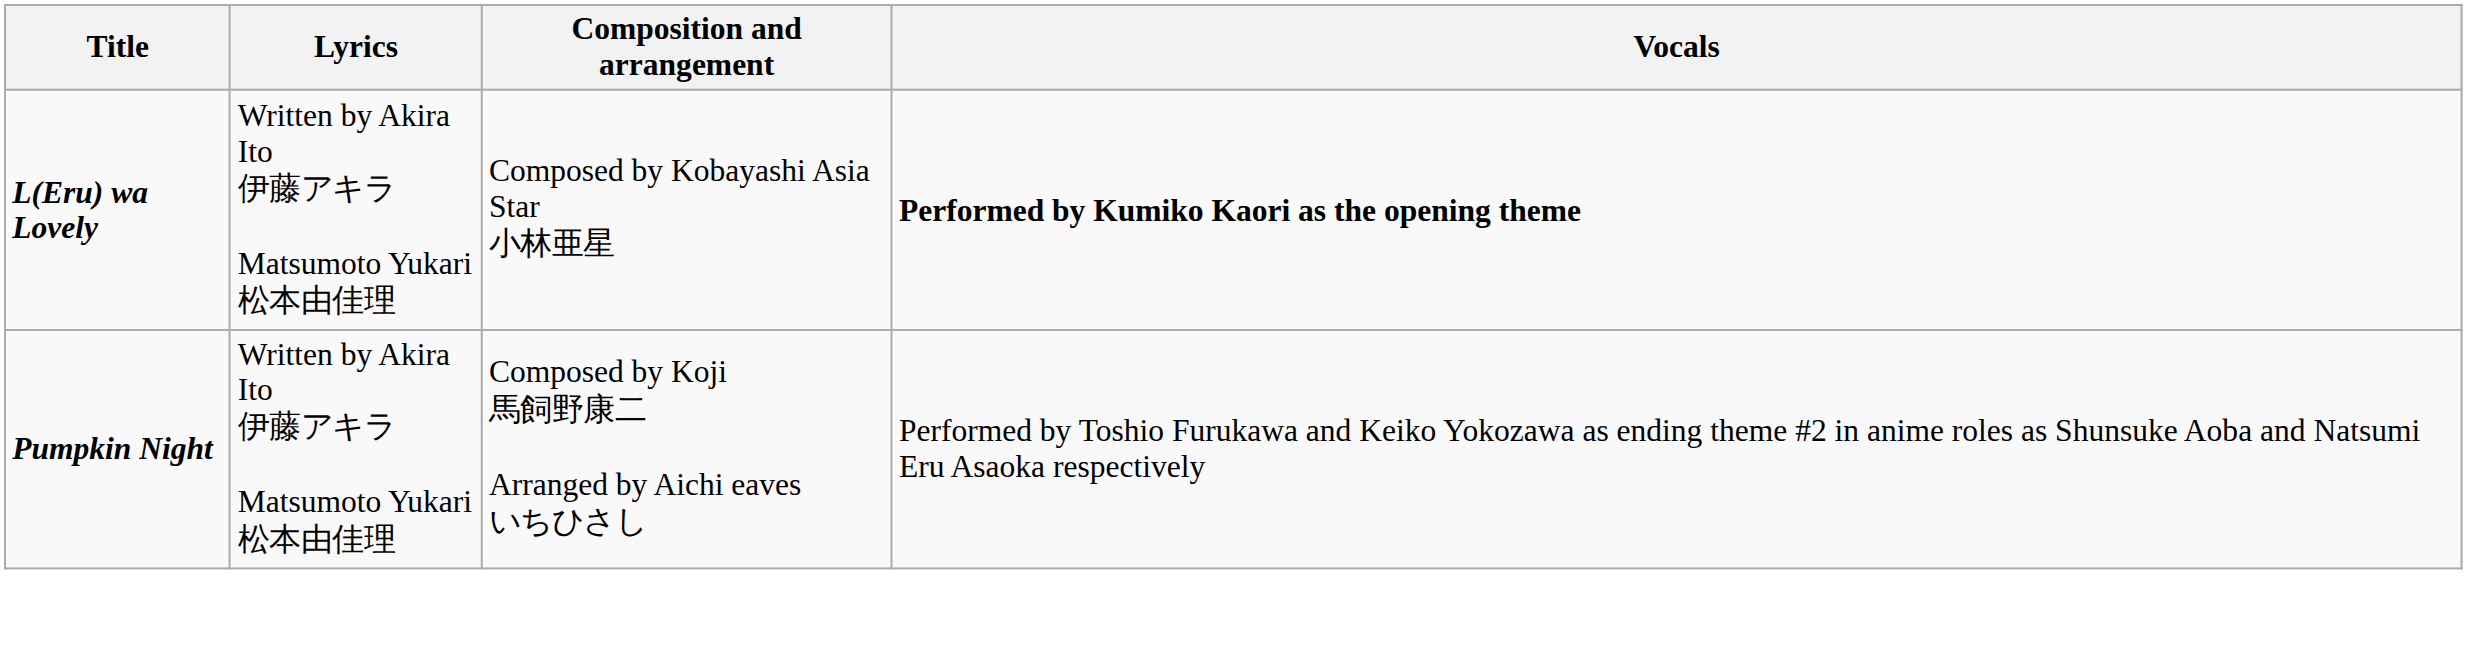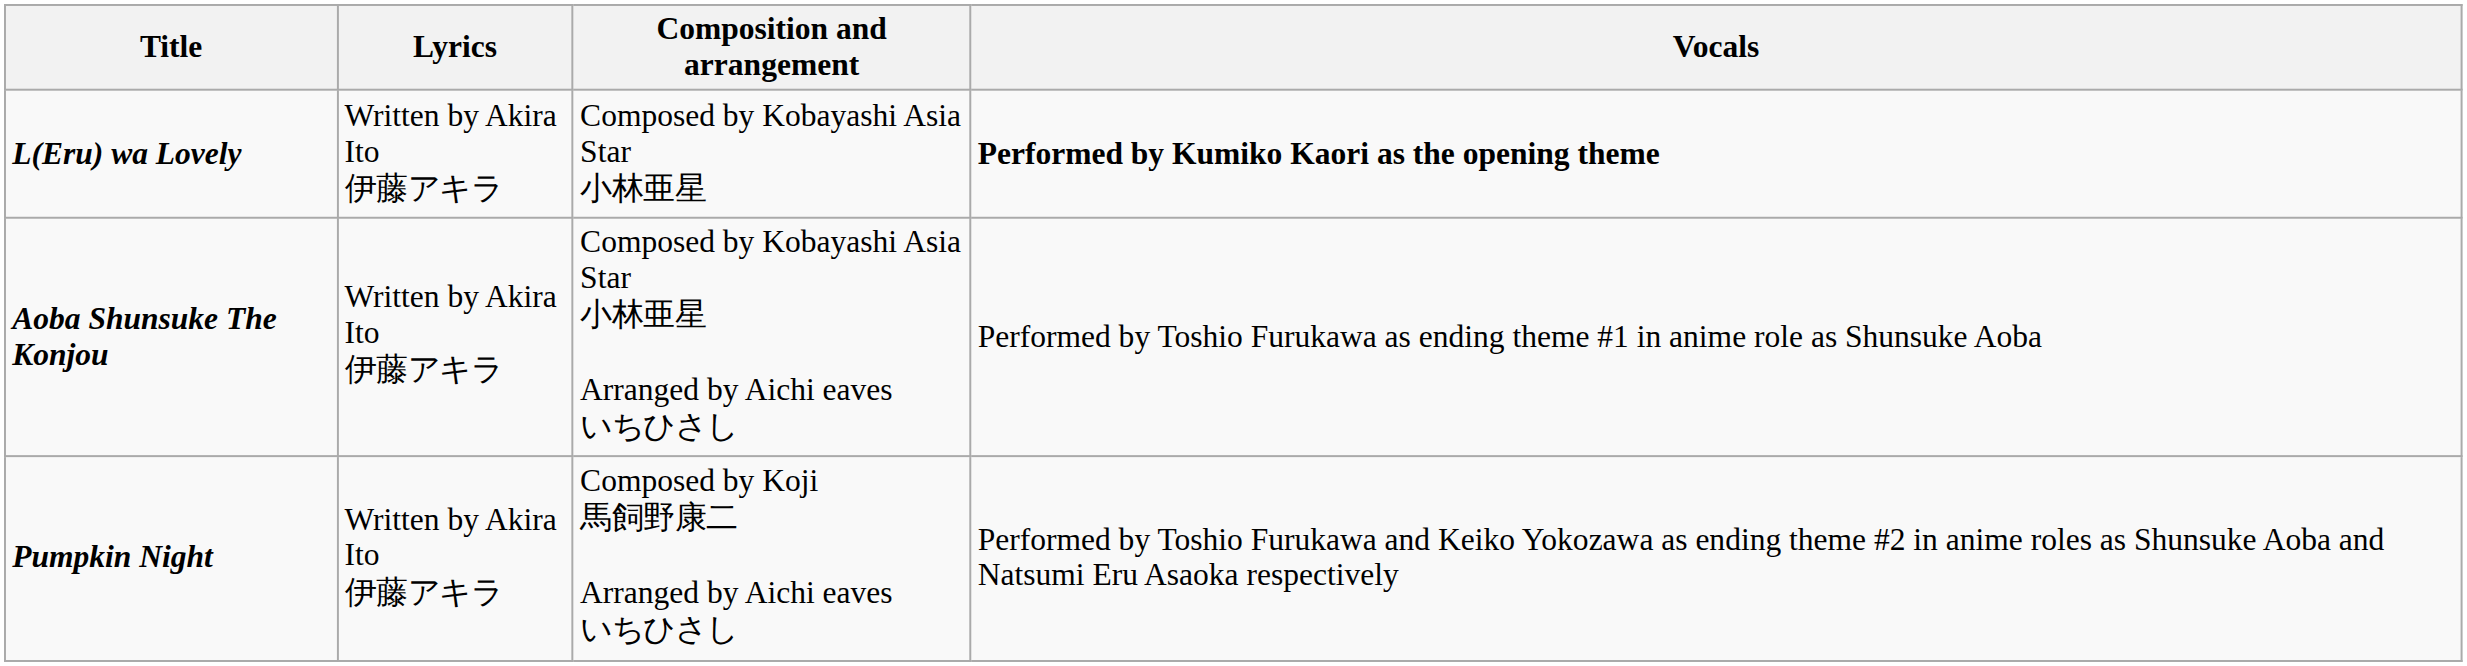(355, 207) Written by Akira Ito 伊藤アキラ Matsumoto Yukari 松本由佳理 -> (451, 151) Written by Akira Ito 伊藤アキラ
+ row: (145, 336)
(355, 446) Written by Akira Ito 伊藤アキラ Matsumoto Yukari 松本由佳理 -> (451, 555) Written by Akira Ito 伊藤アキラ
